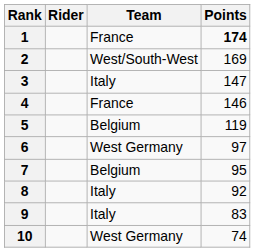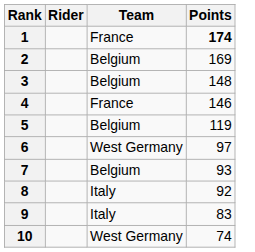(144, 59) West/South-West -> (115, 59) Belgium
(103, 81) Italy -> (115, 81) Belgium
(235, 81) 147 -> (220, 81) 148
(239, 170) 95 -> (224, 170) 93
